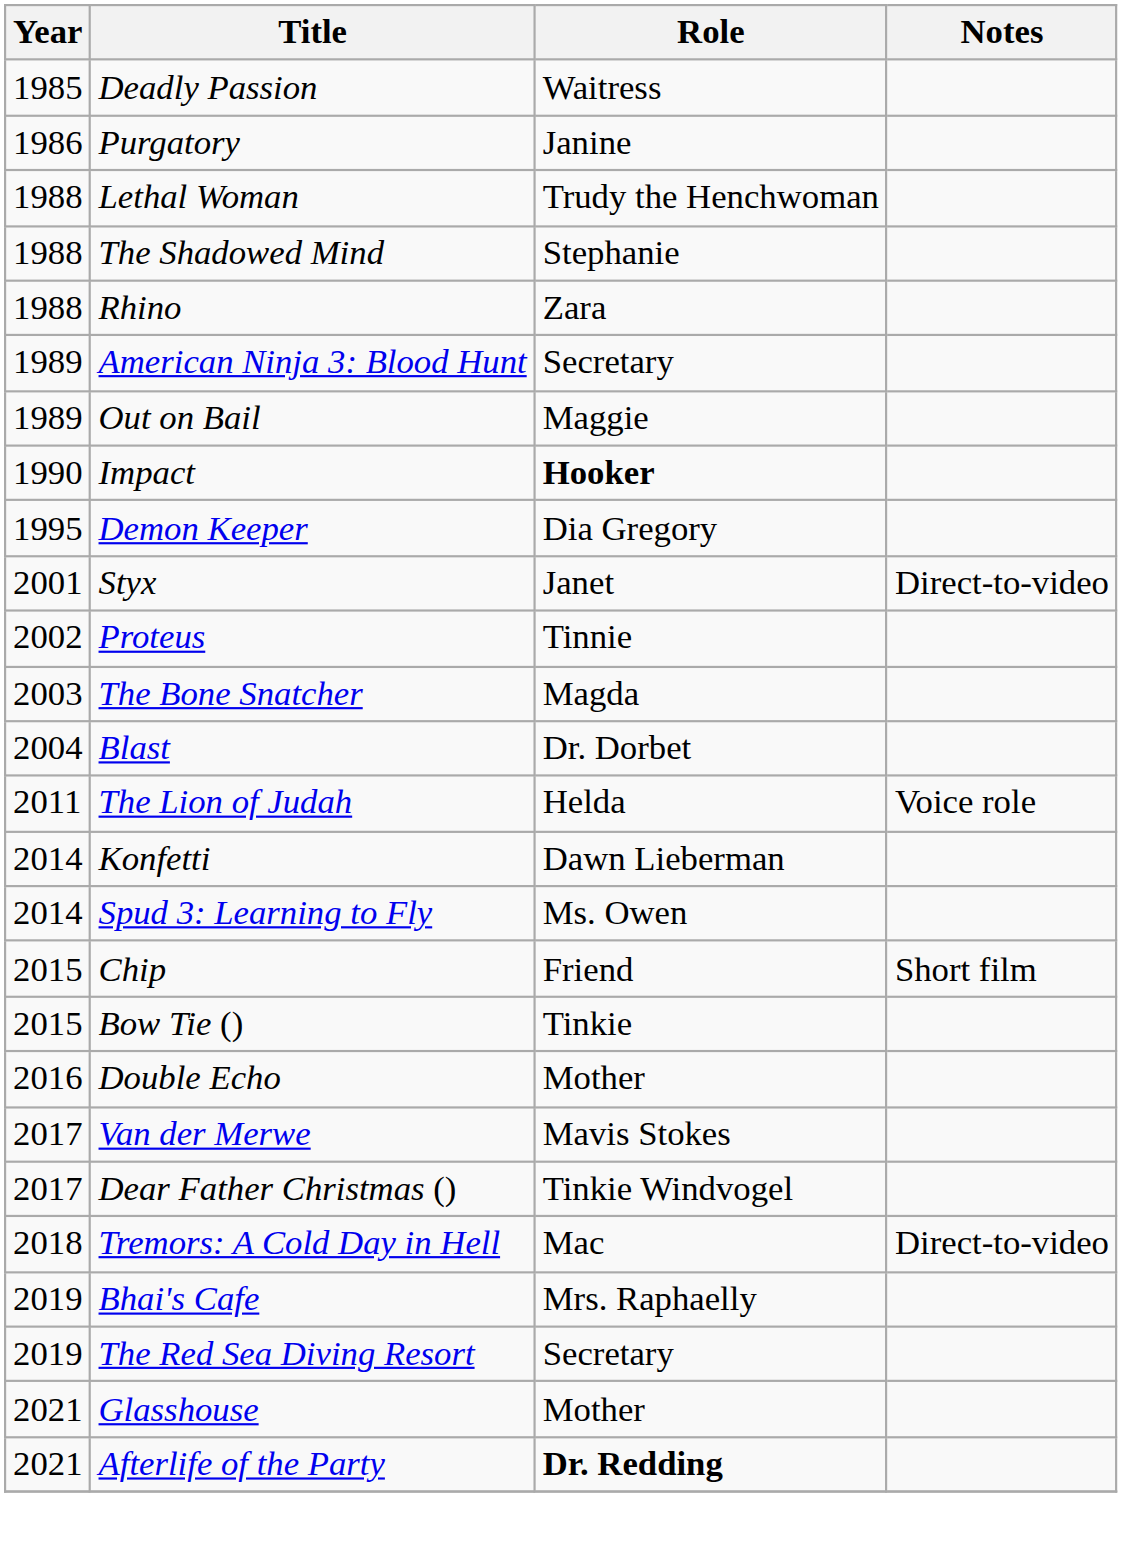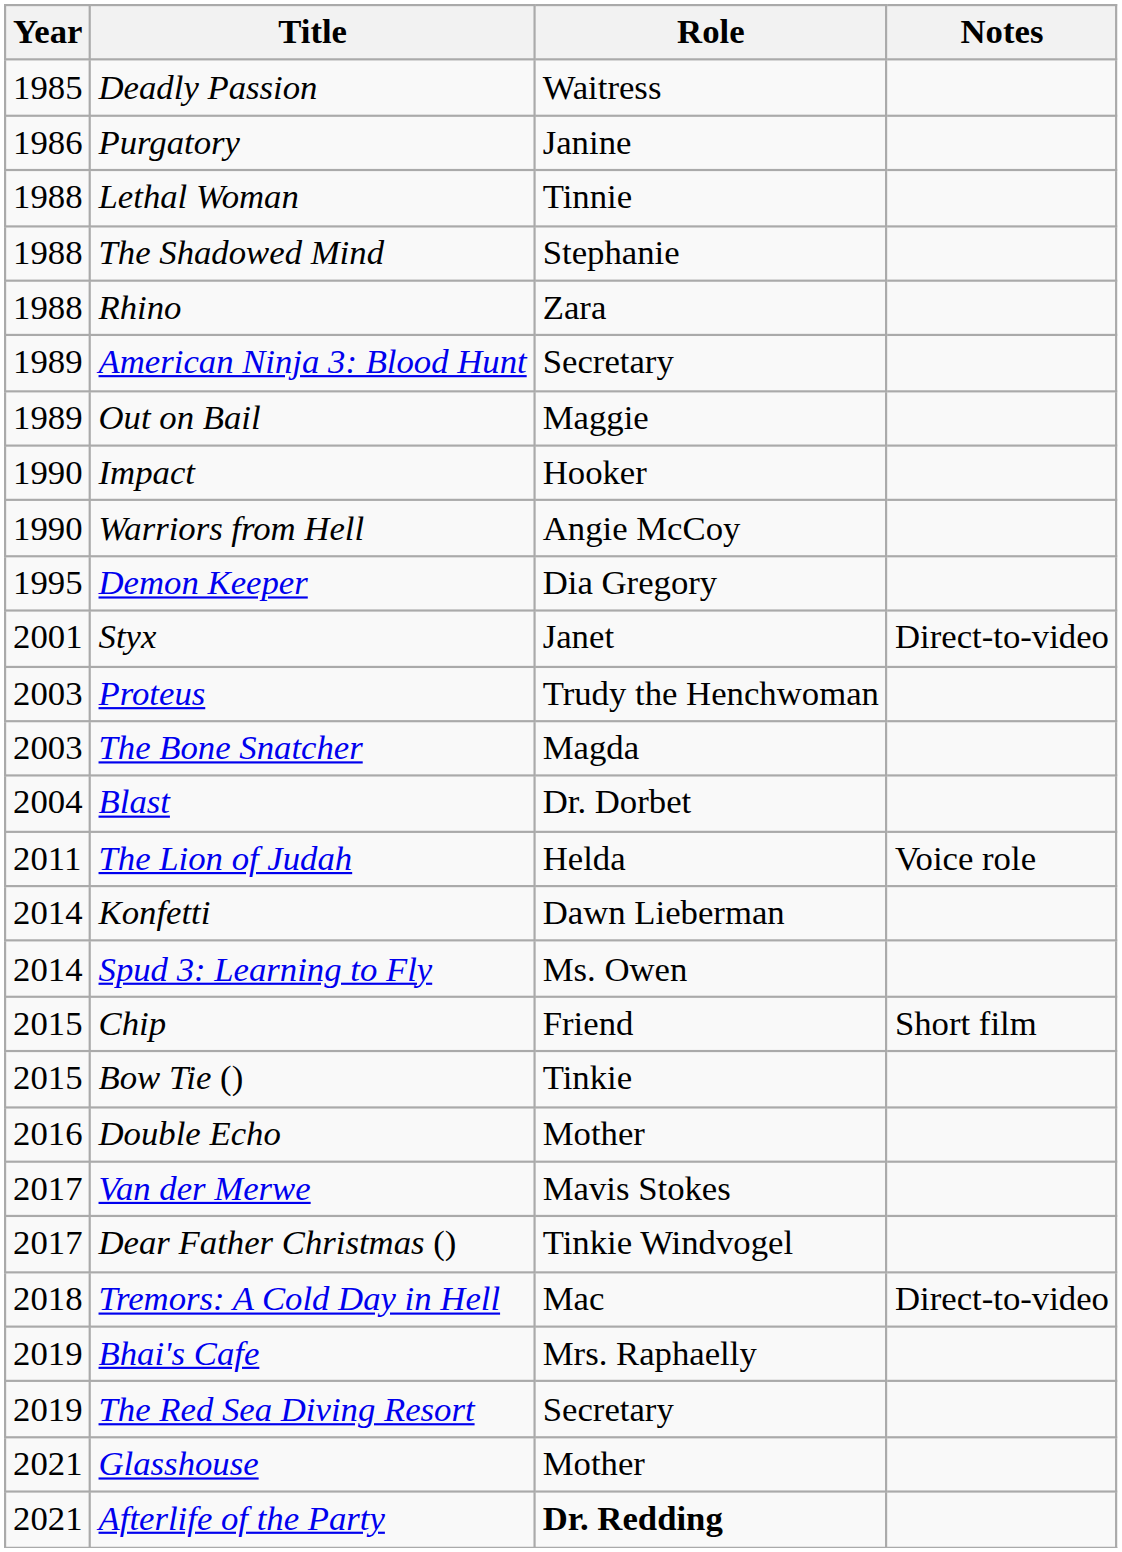(711, 197) Trudy the Henchwoman -> (587, 197) Tinnie
(599, 472) bold -> (595, 472) normal
+ row: (231, 527)
(48, 637) 2002 -> (48, 692) 2003
(587, 637) Tinnie -> (711, 692) Trudy the Henchwoman
